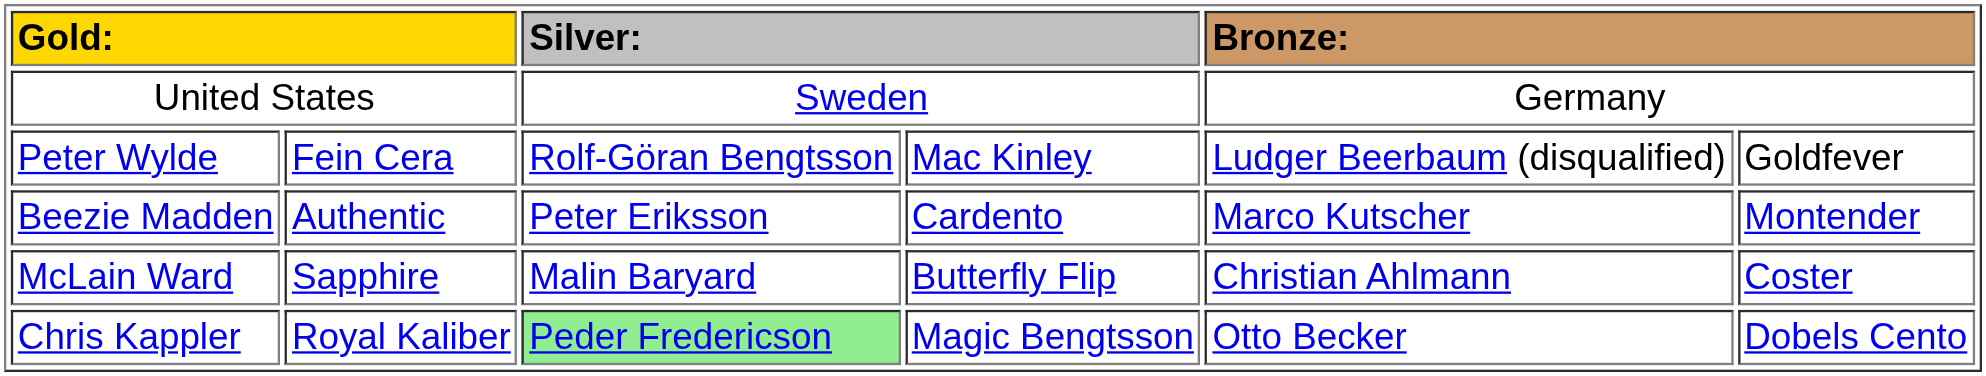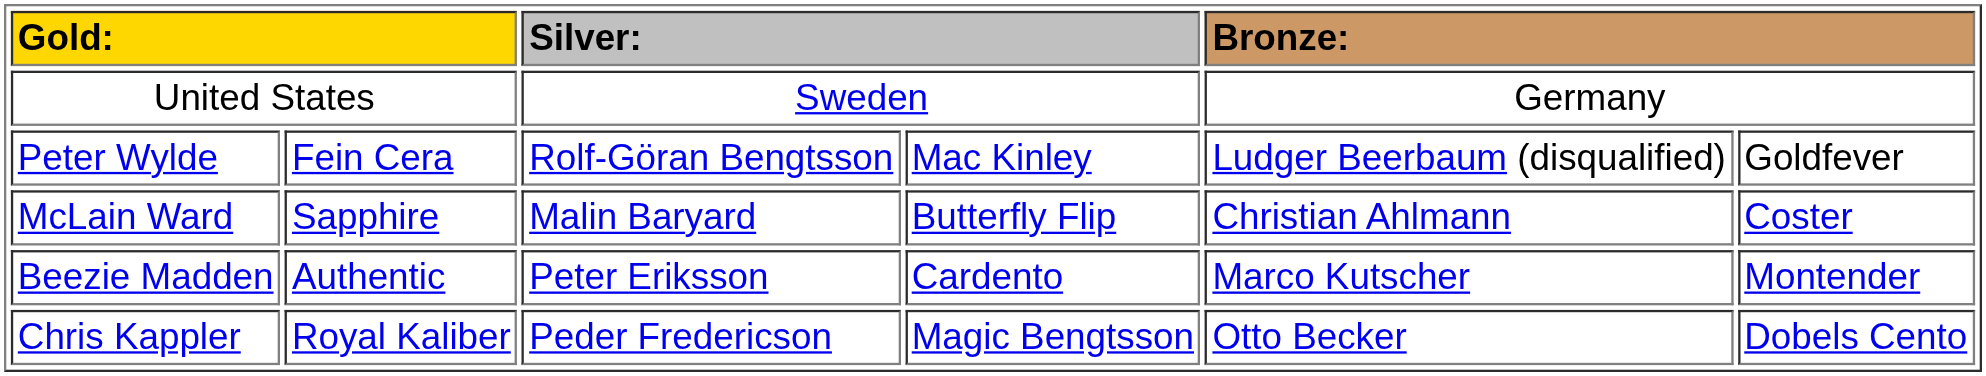rows swapped: (126, 277) <-> (146, 217)
(681, 336) lightgreen background -> (681, 336) no background
